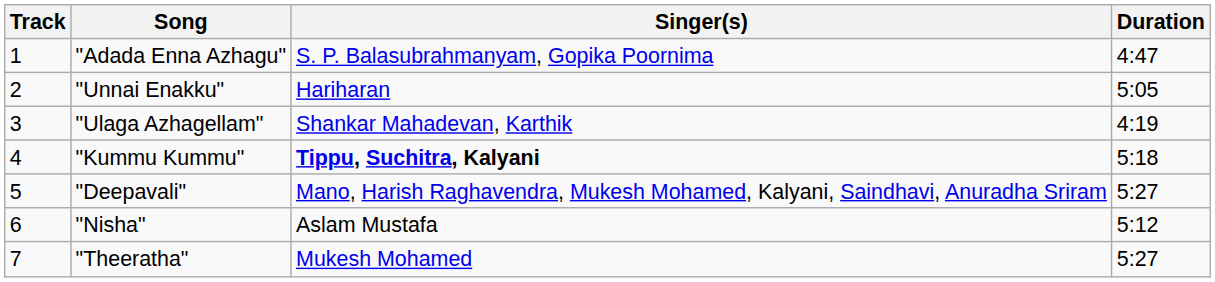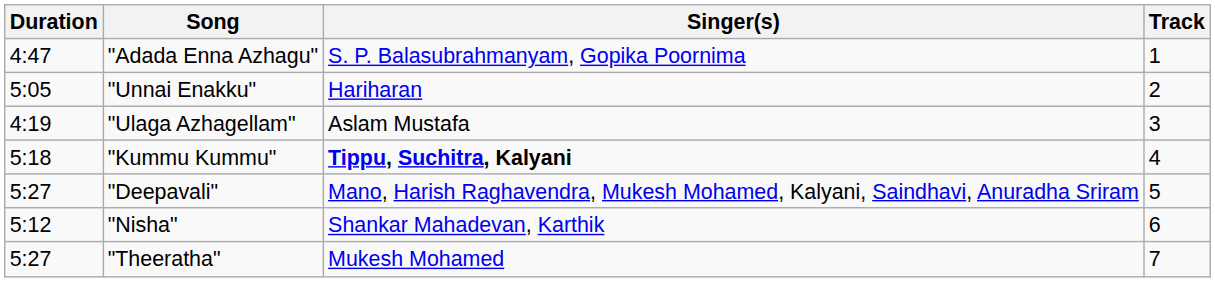columns swapped: (38, 22) <-> (1161, 22)
(434, 124) Shankar Mahadevan, Karthik -> (399, 124) Aslam Mustafa
(367, 225) Aslam Mustafa -> (466, 225) Shankar Mahadevan, Karthik
